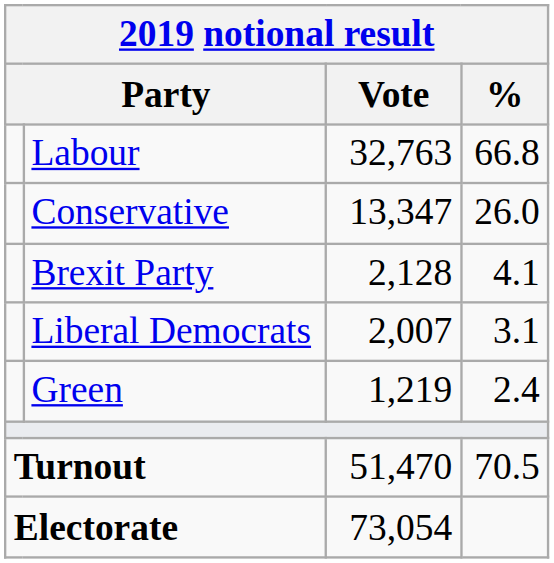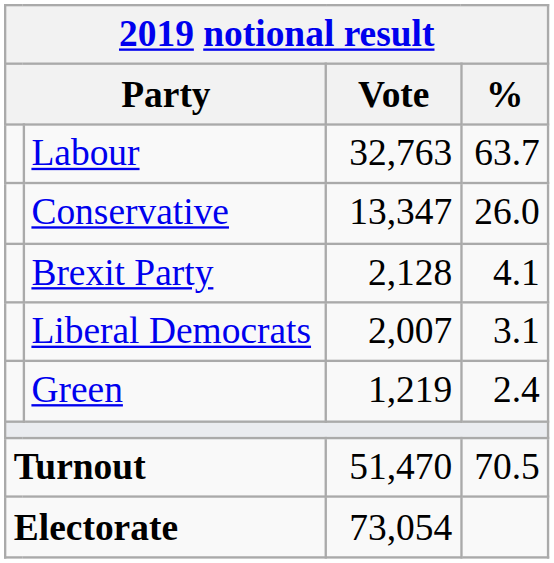(507, 152) 66.8 -> (507, 152) 63.7
